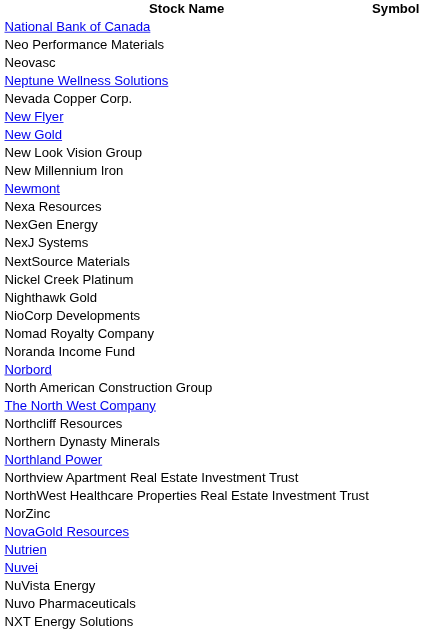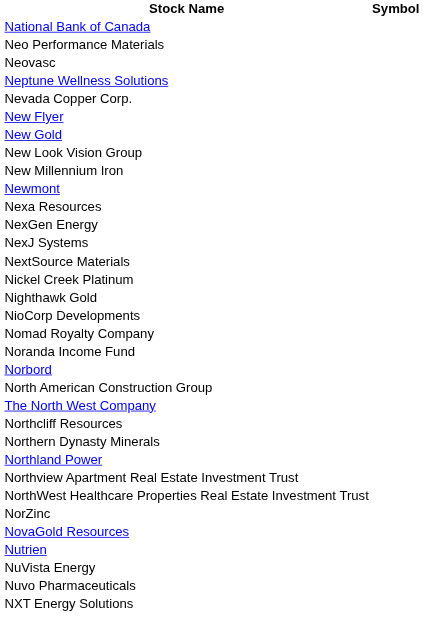- row: (21, 568)
